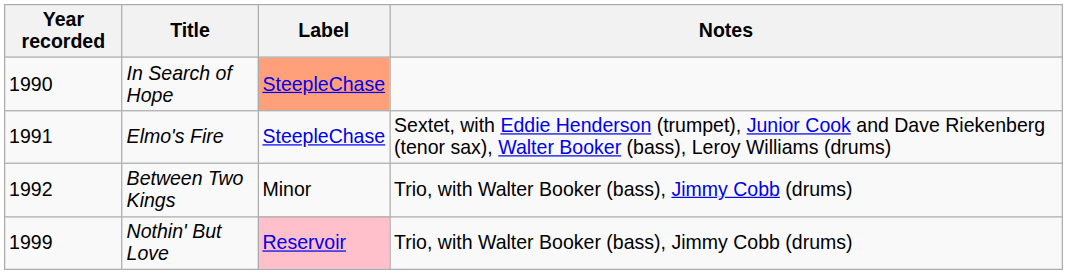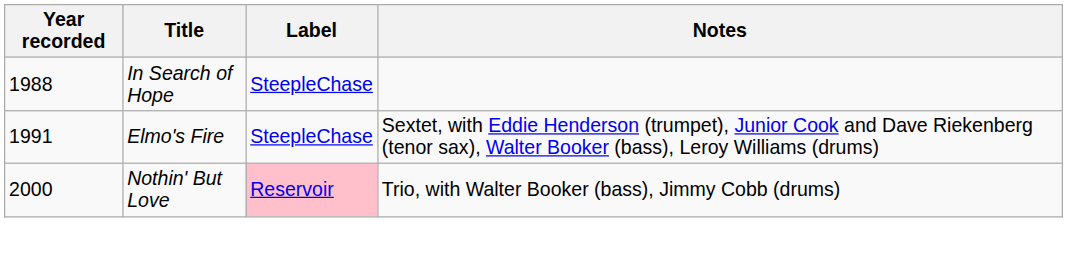(31, 83) 1990 -> (31, 83) 1988
(324, 83) lightsalmon background -> (312, 83) no background
- row: (185, 189)
(31, 242) 1999 -> (31, 189) 2000
